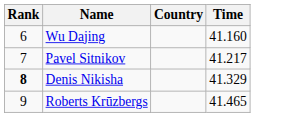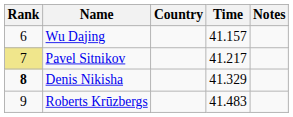+ column: (269, 15)
(228, 36) 41.160 -> (228, 36) 41.157
(23, 58) no background -> (23, 58) khaki background
(228, 101) 41.465 -> (228, 101) 41.483
